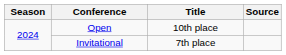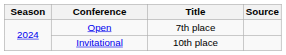(196, 27) 10th place -> (196, 27) 7th place
(196, 43) 7th place -> (196, 43) 10th place
